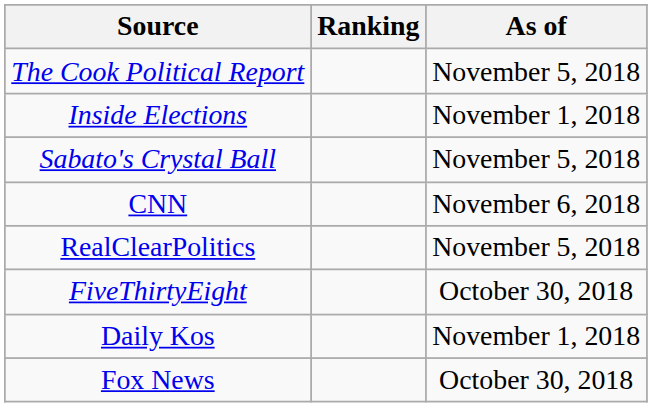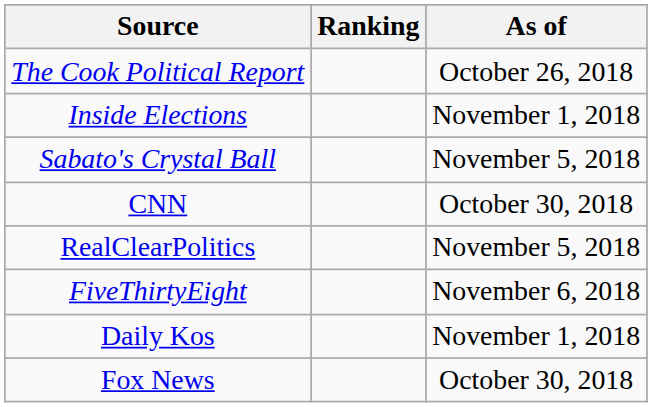(536, 70) November 5, 2018 -> (536, 70) October 26, 2018
(536, 203) November 6, 2018 -> (536, 203) October 30, 2018
(536, 291) October 30, 2018 -> (536, 291) November 6, 2018
